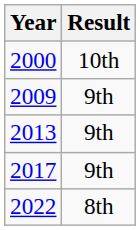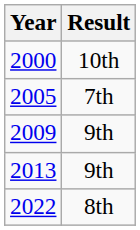+ row: (33, 96)
- row: (33, 170)
